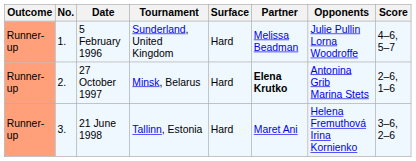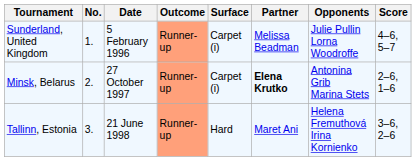columns swapped: (30, 12) <-> (169, 12)
(222, 41) Hard -> (226, 41) Carpet (i)
(222, 82) Hard -> (226, 82) Carpet (i)
